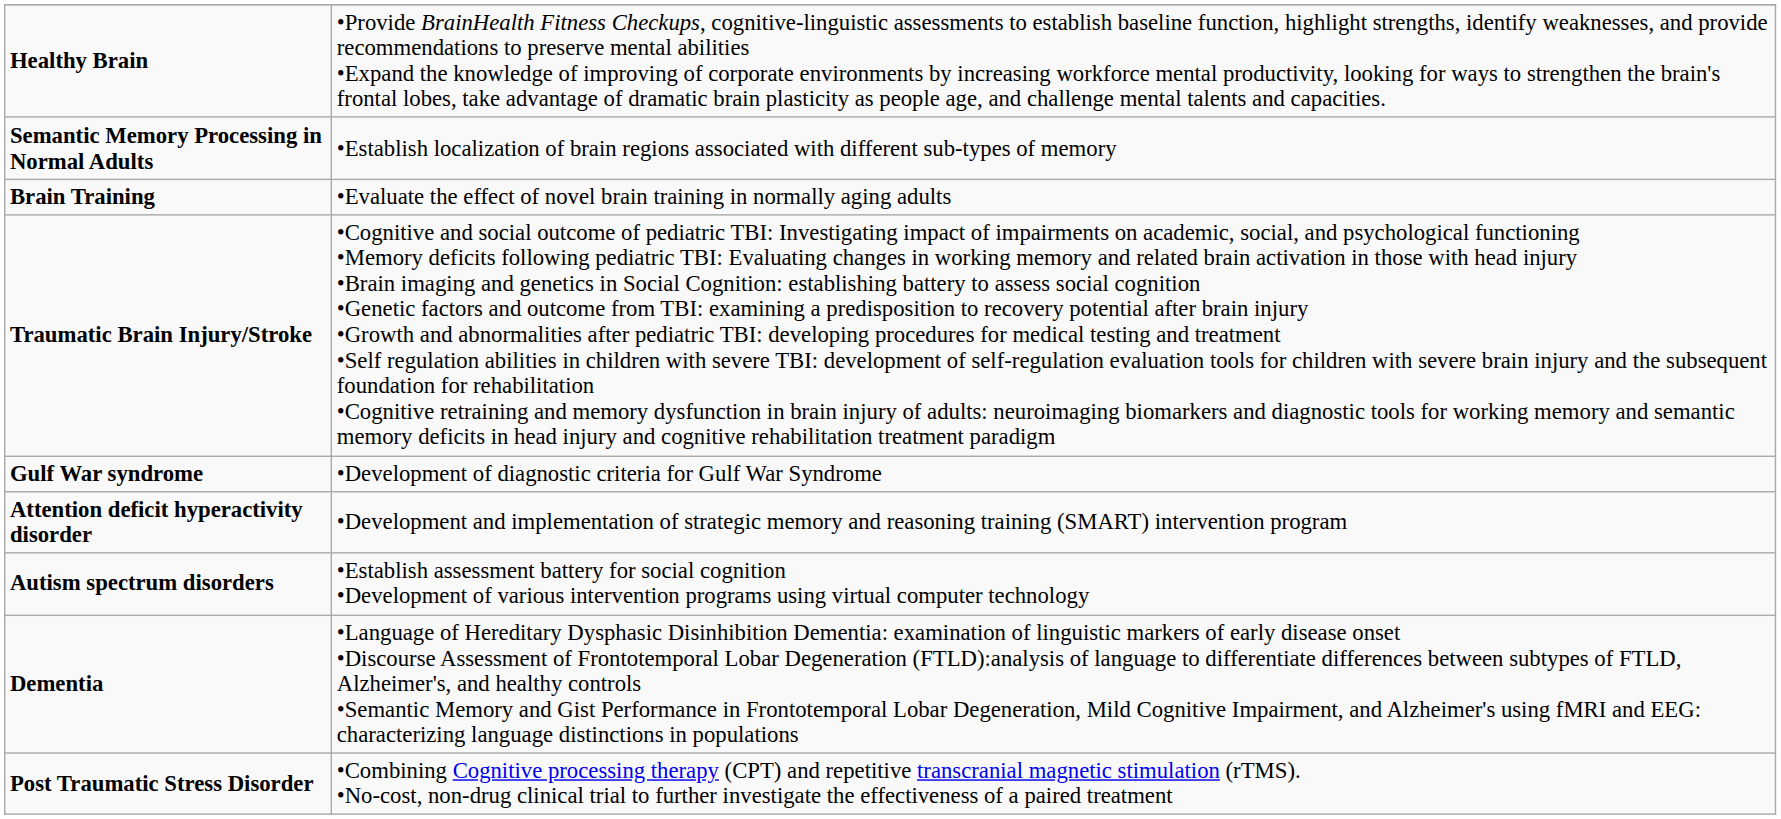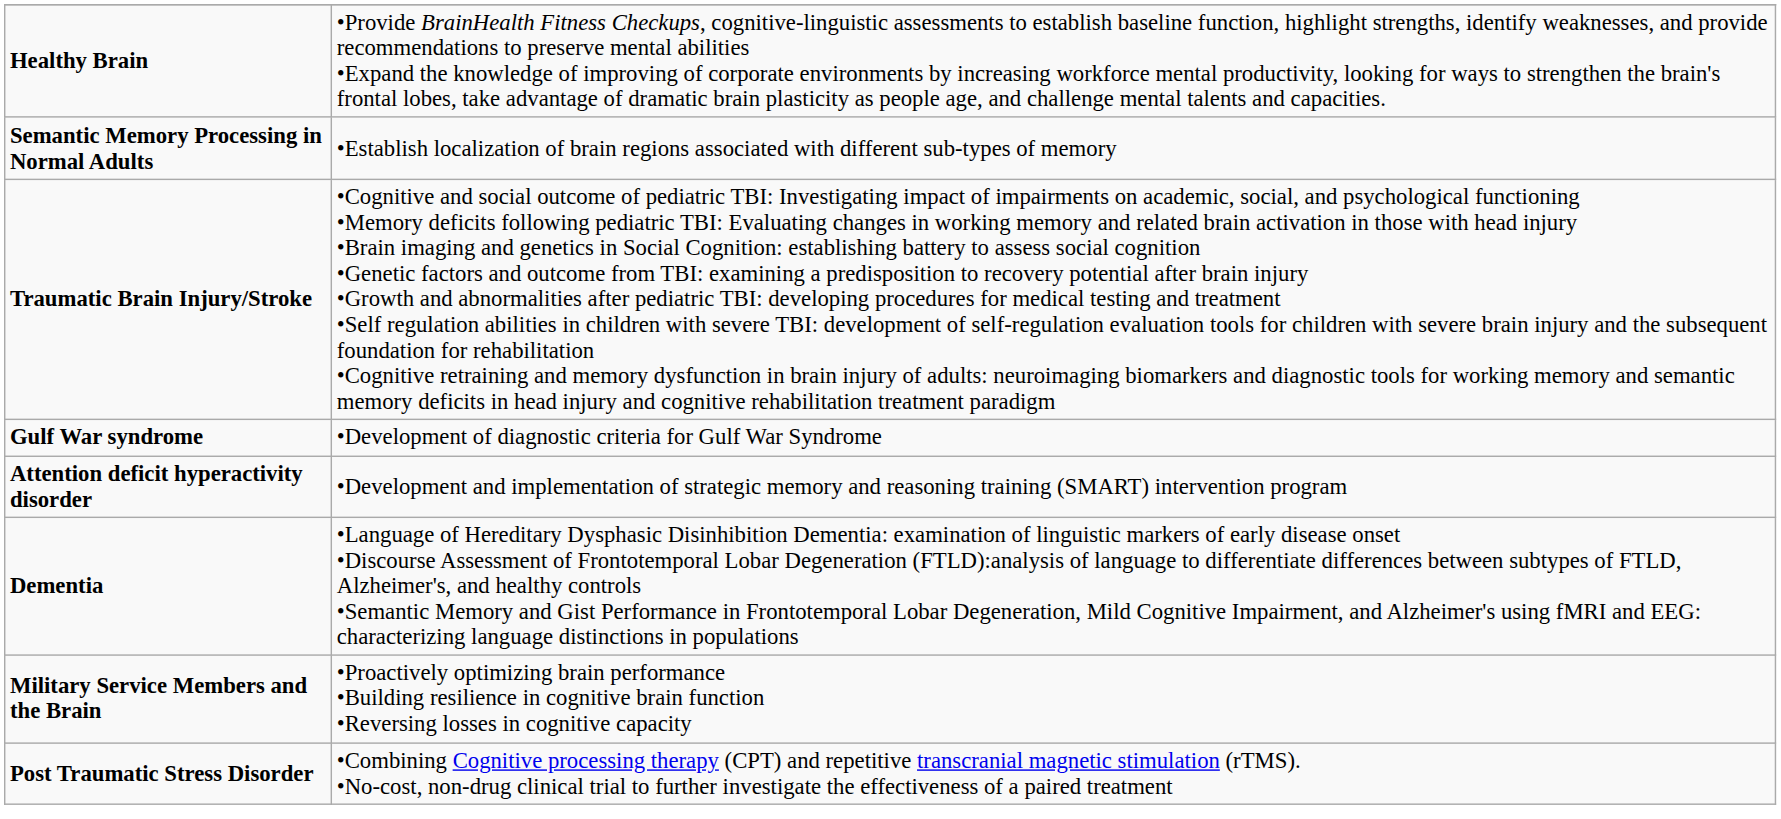- row: (82, 196)
- row: (142, 583)
+ row: (159, 698)
